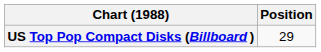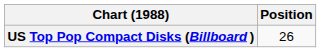(286, 36) 29 -> (286, 36) 26
